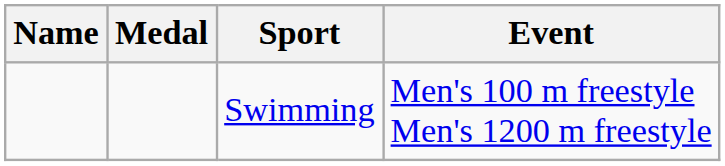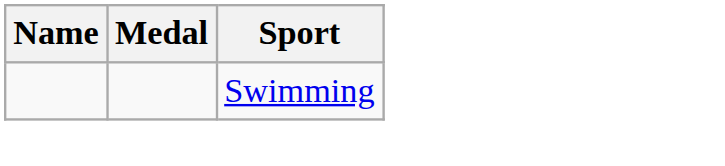- column: (551, 33)
